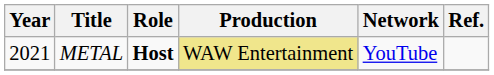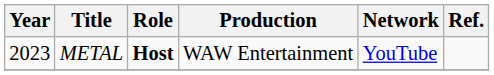(30, 53) 2021 -> (30, 53) 2023
(268, 53) khaki background -> (268, 53) no background
